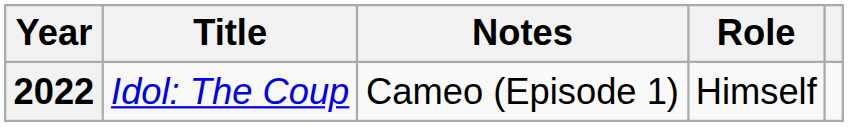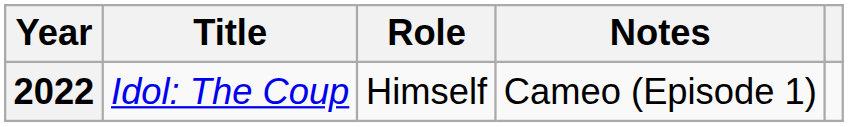columns swapped: (756, 33) <-> (522, 33)
